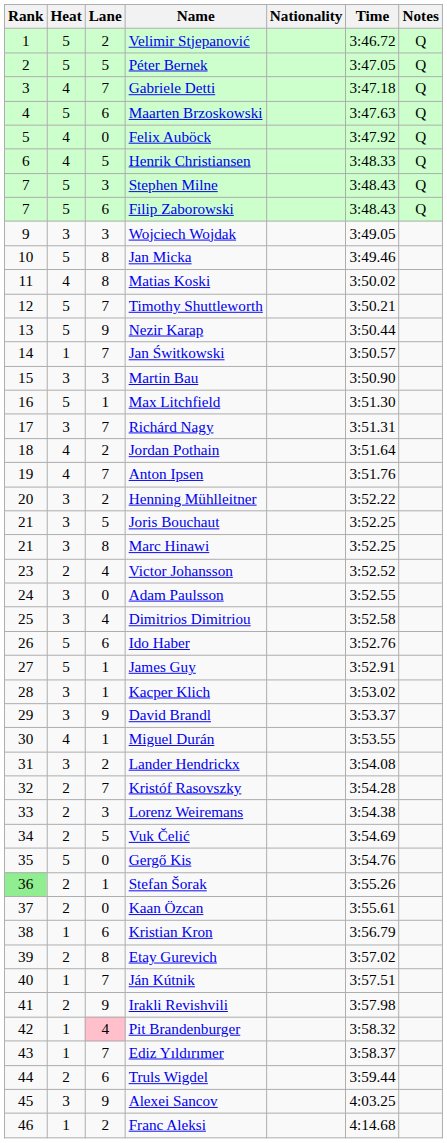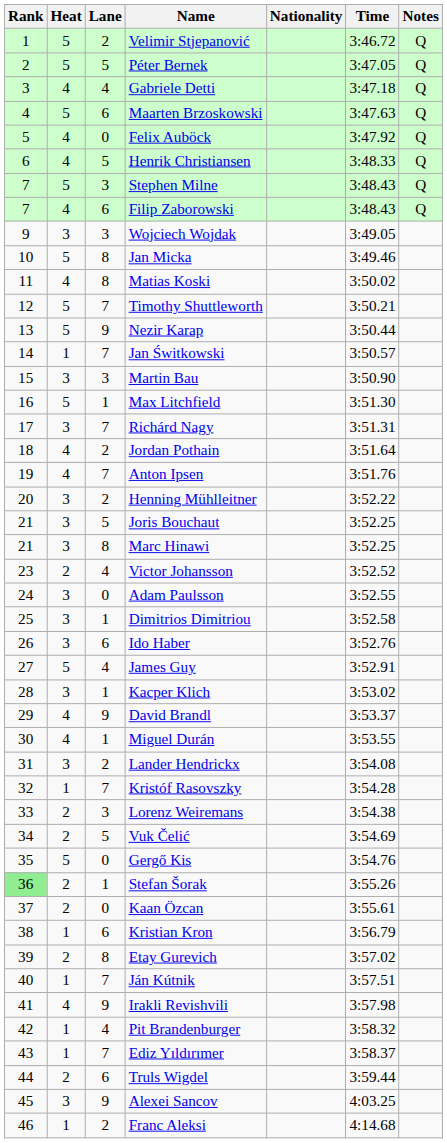(105, 88) 7 -> (105, 88) 4
(66, 209) 5 -> (66, 209) 4
(105, 619) 4 -> (105, 619) 1
(66, 643) 5 -> (66, 643) 3
(105, 667) 1 -> (105, 667) 4
(66, 715) 3 -> (66, 715) 4
(66, 787) 2 -> (66, 787) 1
(66, 1004) 2 -> (66, 1004) 4
(105, 1029) pink background -> (105, 1029) no background
